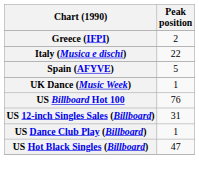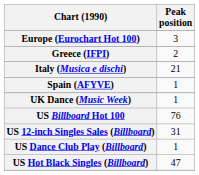+ row: (81, 38)
(176, 54) 22 -> (176, 69) 21
(176, 69) 5 -> (176, 85) 1
